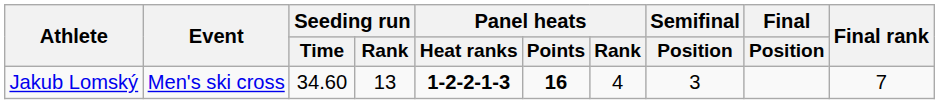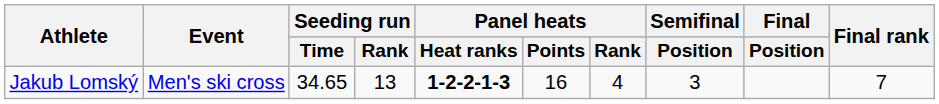(322, 83) 34.60 -> (322, 83) 34.65
(556, 83) bold -> (556, 83) normal
